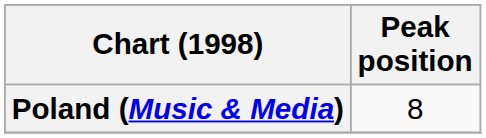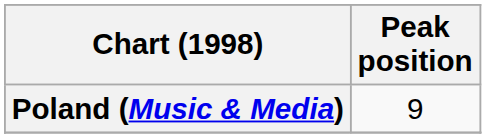(415, 108) 8 -> (415, 108) 9
